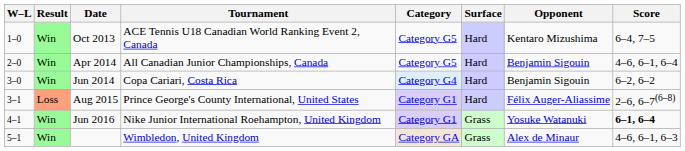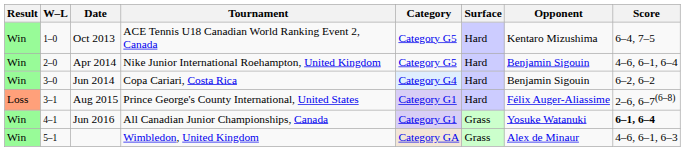columns swapped: (52, 13) <-> (19, 13)
(226, 62) All Canadian Junior Championships, Canada -> (252, 62) Nike Junior International Roehampton, United Kingdom
(252, 119) Nike Junior International Roehampton, United Kingdom -> (226, 119) All Canadian Junior Championships, Canada
